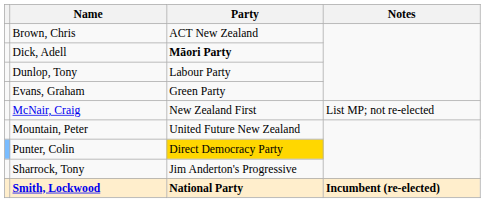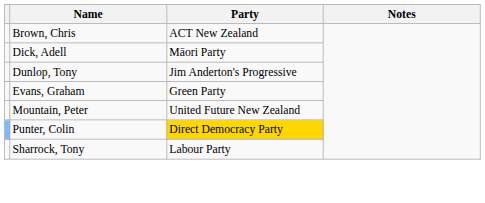(200, 52) bold -> (197, 52) normal
(200, 72) Labour Party -> (233, 72) Jim Anderton's Progressive
- row: (46, 110)
(233, 168) Jim Anderton's Progressive -> (200, 149) Labour Party
- row: (56, 188)
